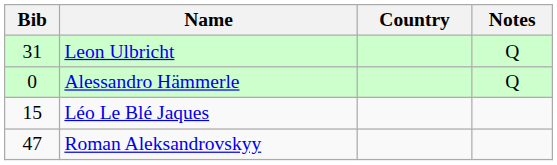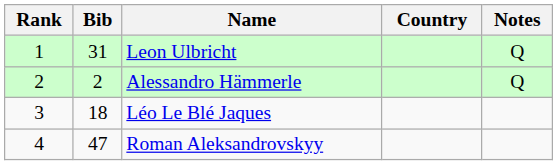+ column: (39, 19)
(32, 81) 0 -> (98, 81) 2
(32, 112) 15 -> (98, 112) 18
